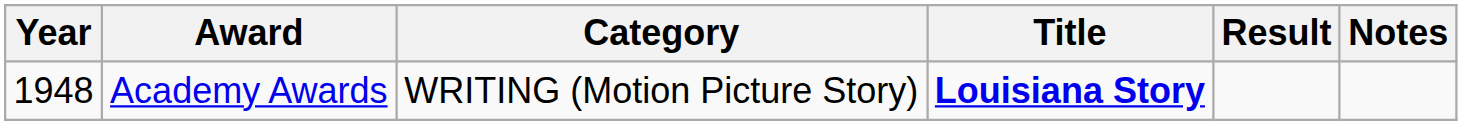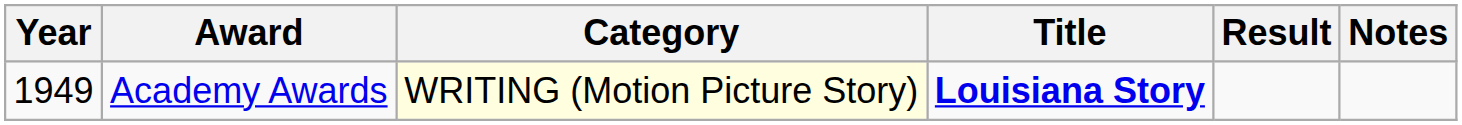(53, 90) 1948 -> (53, 90) 1949
(661, 90) no background -> (661, 90) lightyellow background
